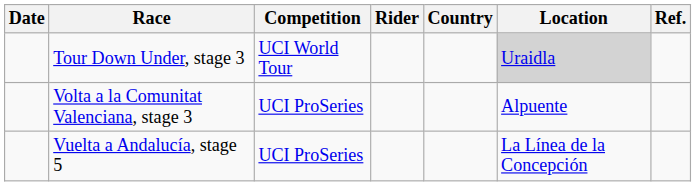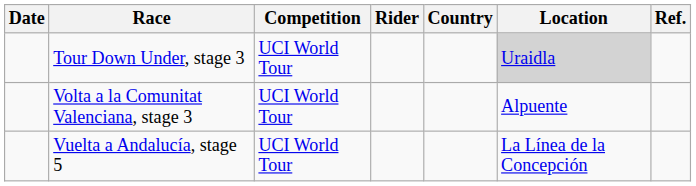(311, 106) UCI ProSeries -> (298, 106) UCI World Tour
(311, 155) UCI ProSeries -> (298, 155) UCI World Tour
